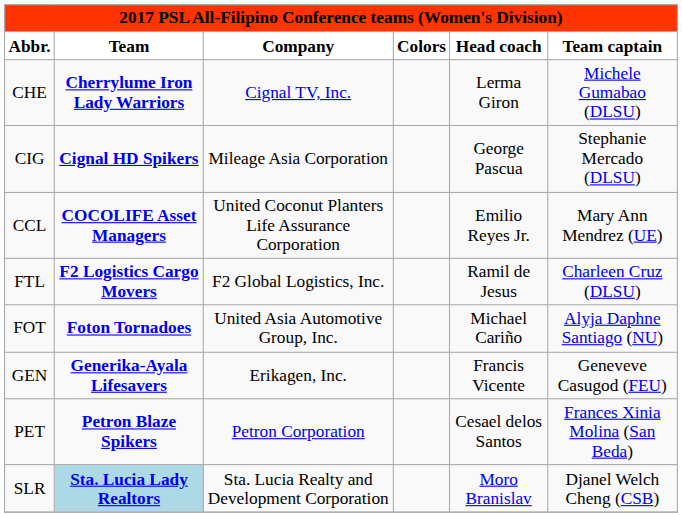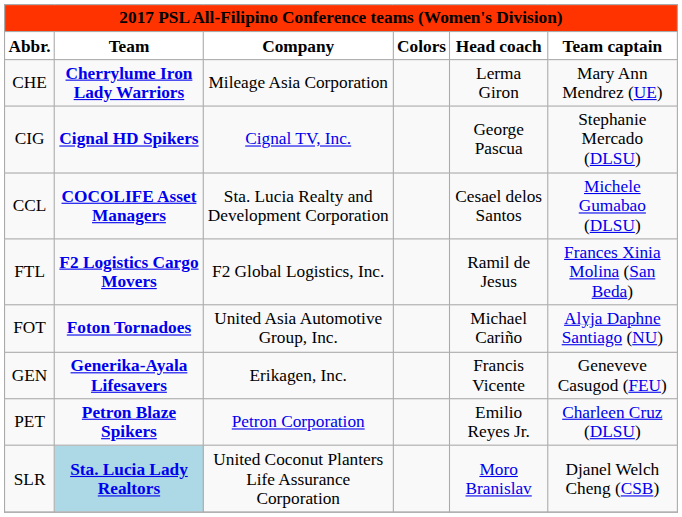(298, 92) Cignal TV, Inc. -> (298, 82) Mileage Asia Corporation
(612, 92) Michele Gumabao (DLSU) -> (612, 82) Mary Ann Mendrez (UE)
(298, 158) Mileage Asia Corporation -> (298, 139) Cignal TV, Inc.
(298, 225) United Coconut Planters Life Assurance Corporation -> (298, 205) Sta. Lucia Realty and Development Corporation
(499, 225) Emilio Reyes Jr. -> (499, 205) Cesael delos Santos
(612, 225) Mary Ann Mendrez (UE) -> (612, 205) Michele Gumabao (DLSU)
(612, 281) Charleen Cruz (DLSU) -> (612, 271) Frances Xinia Molina (San Beda)
(499, 431) Cesael delos Santos -> (499, 422) Emilio Reyes Jr.
(612, 431) Frances Xinia Molina (San Beda) -> (612, 422) Charleen Cruz (DLSU)
(298, 488) Sta. Lucia Realty and Development Corporation -> (298, 478) United Coconut Planters Life Assurance Corporation
